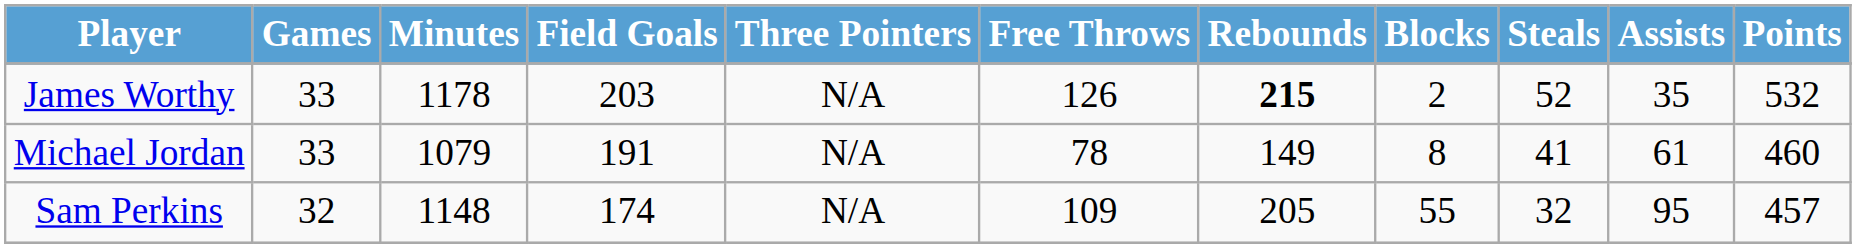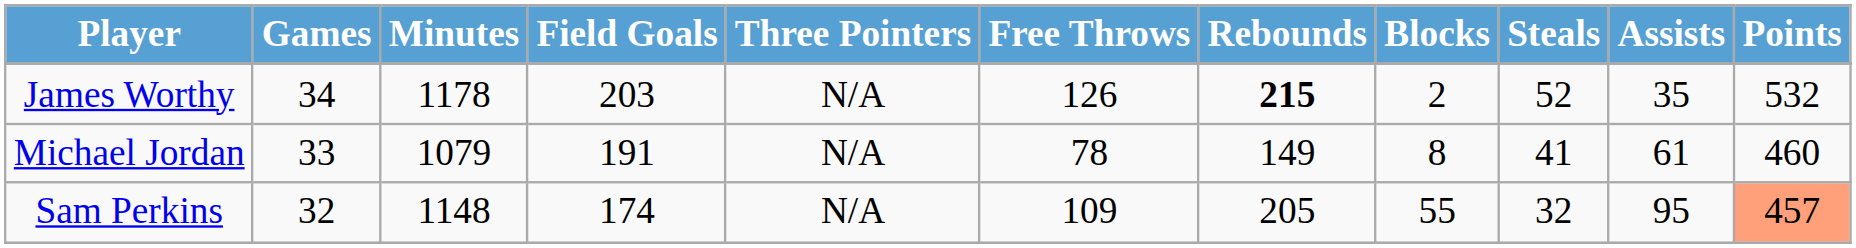(317, 93) 33 -> (317, 93) 34
(1792, 211) no background -> (1792, 211) lightsalmon background
